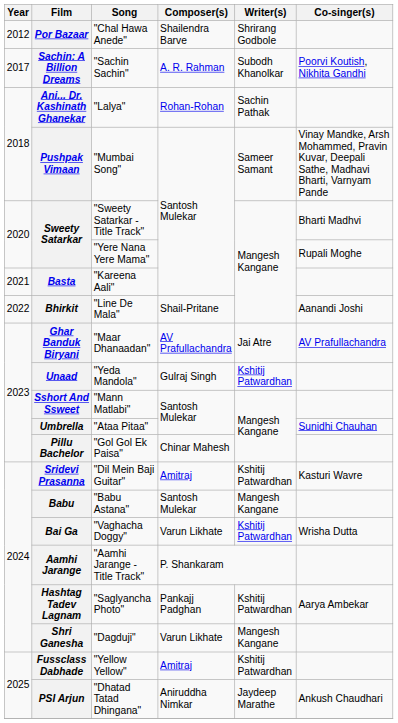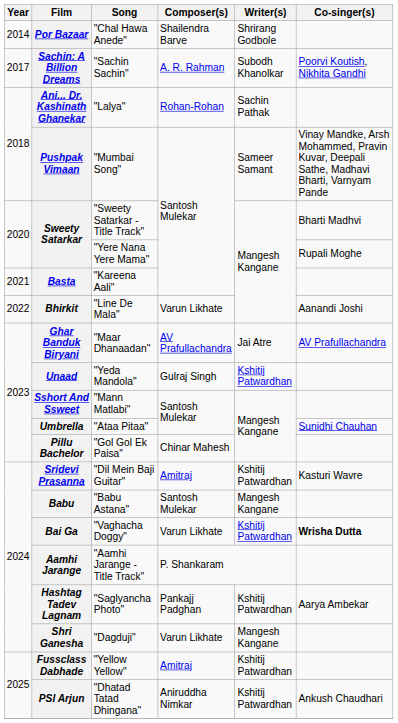(18, 34) 2012 -> (18, 34) 2014
(189, 309) Shail-Pritane -> (191, 309) Varun Likhate
(328, 531) normal -> (330, 531) bold
(257, 699) Jaydeep Marathe -> (265, 699) Kshitij Patwardhan
